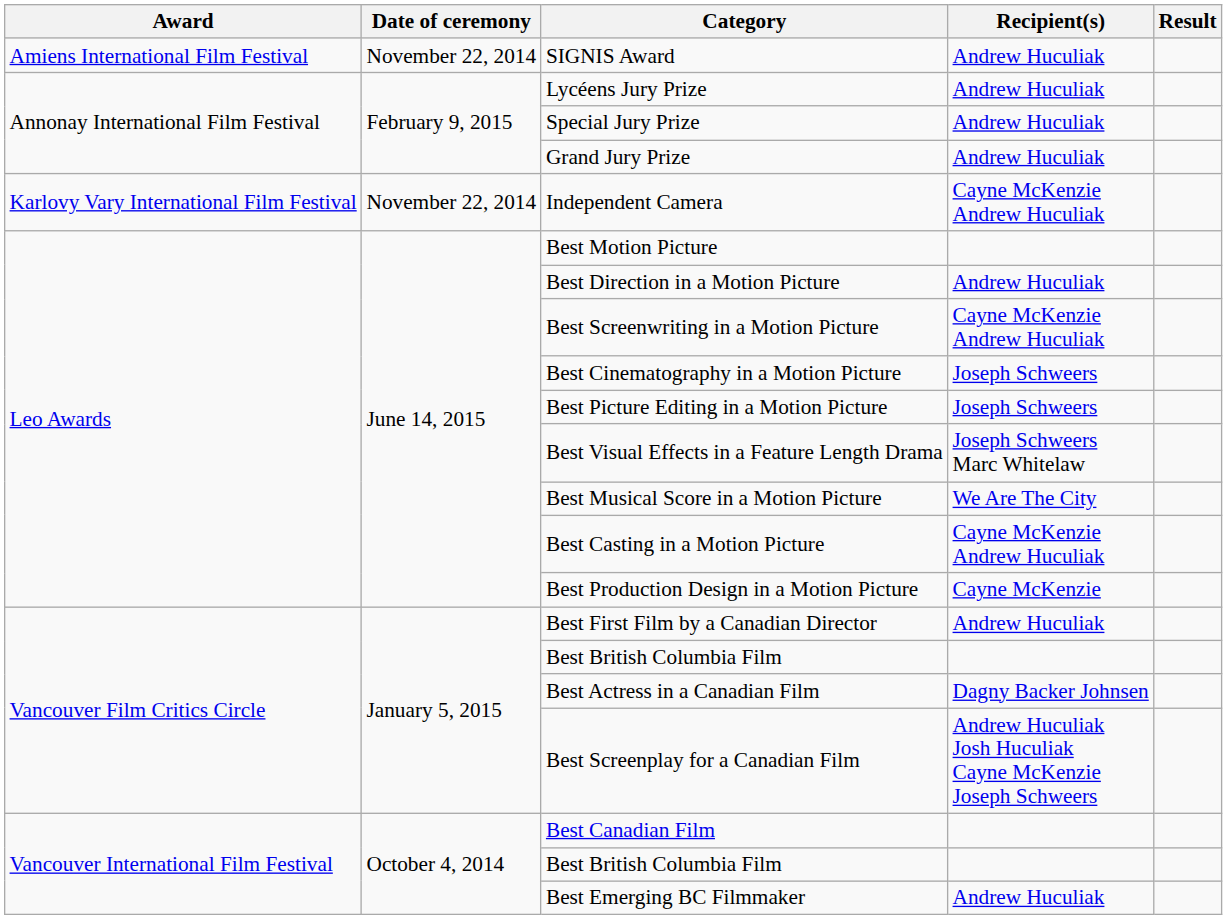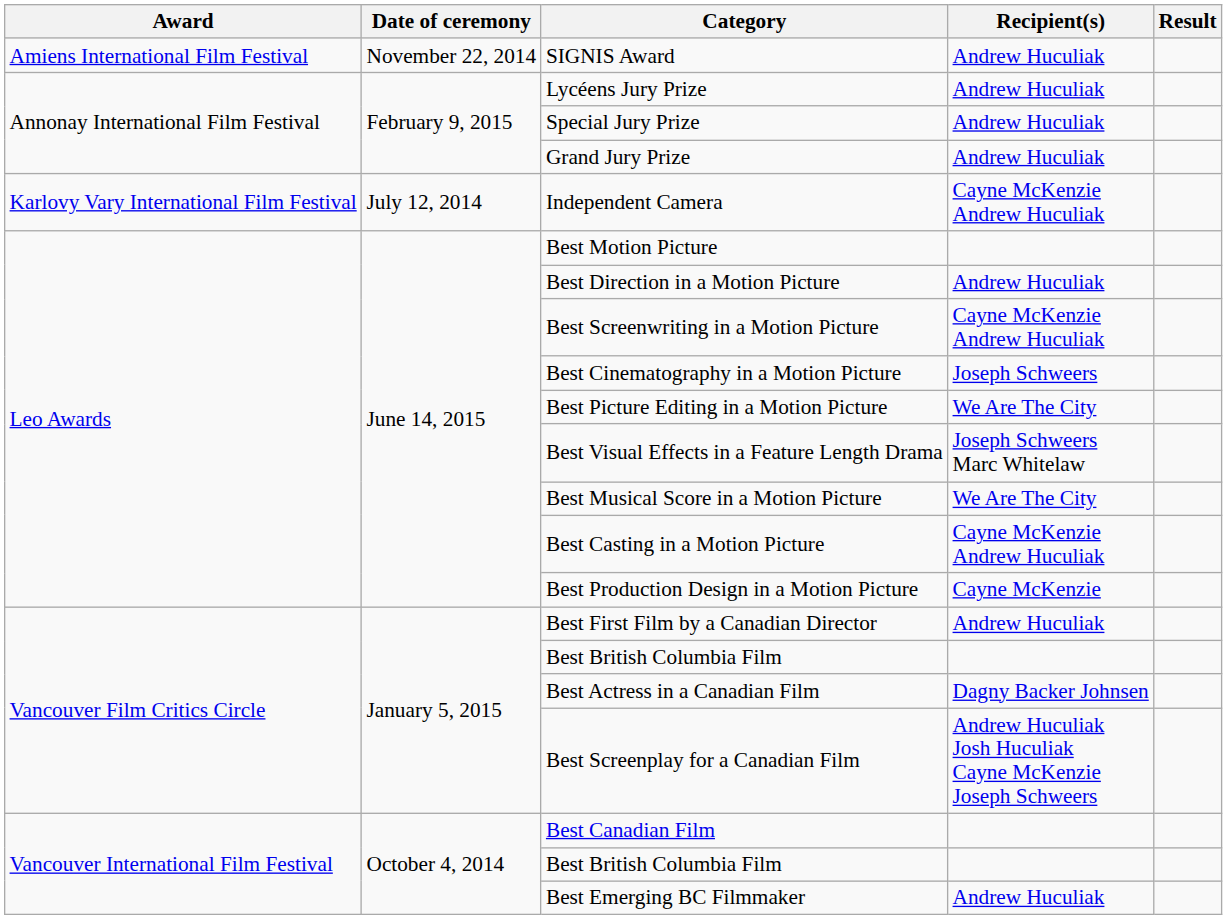(451, 202) November 22, 2014 -> (424, 202) July 12, 2014
(1025, 406) Joseph Schweers -> (1024, 406) We Are The City
